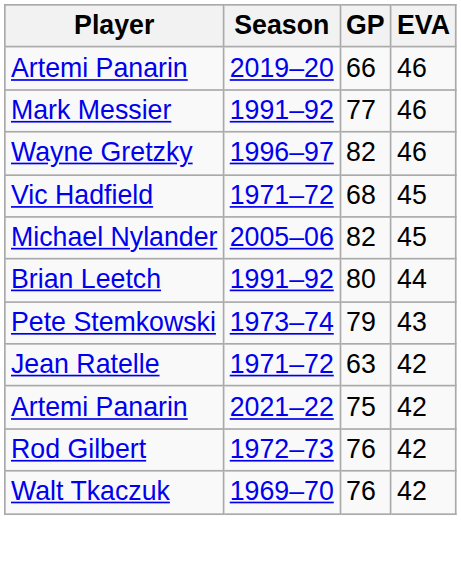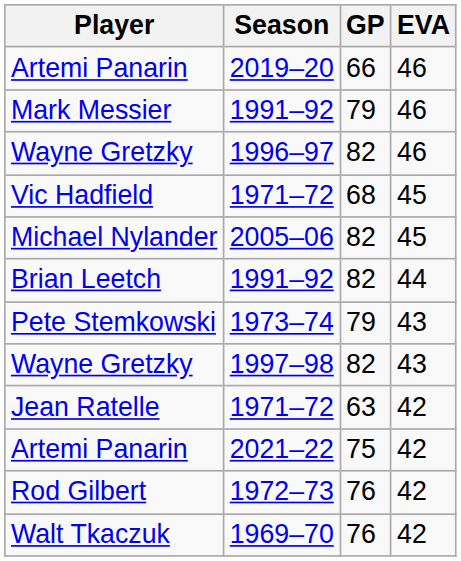(361, 110) 77 -> (361, 110) 79
(361, 279) 80 -> (361, 279) 82
+ row: (102, 364)
